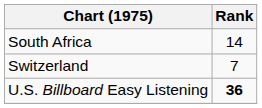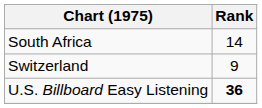(234, 66) 7 -> (234, 66) 9
